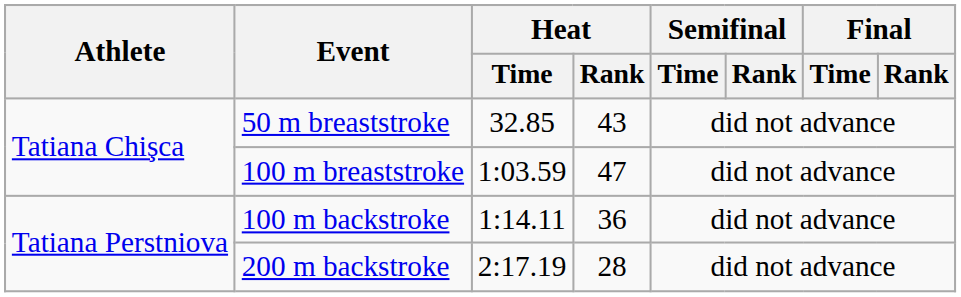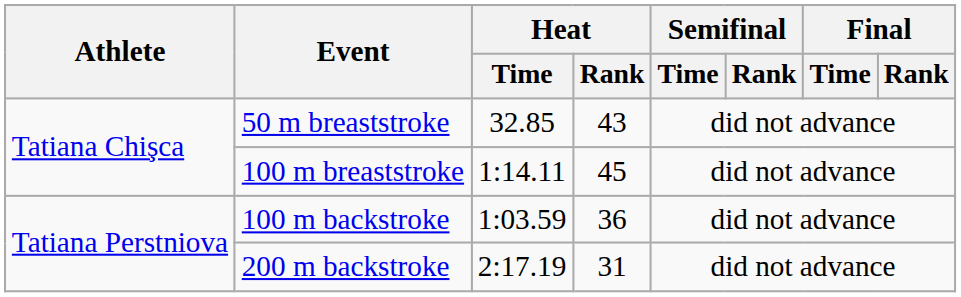(522, 171) 1:03.59 -> (522, 171) 1:14.11
(612, 171) 47 -> (612, 171) 45
(522, 219) 1:14.11 -> (522, 219) 1:03.59
(612, 267) 28 -> (612, 267) 31
